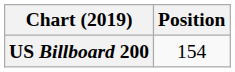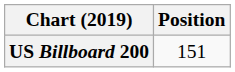(192, 50) 154 -> (192, 50) 151
